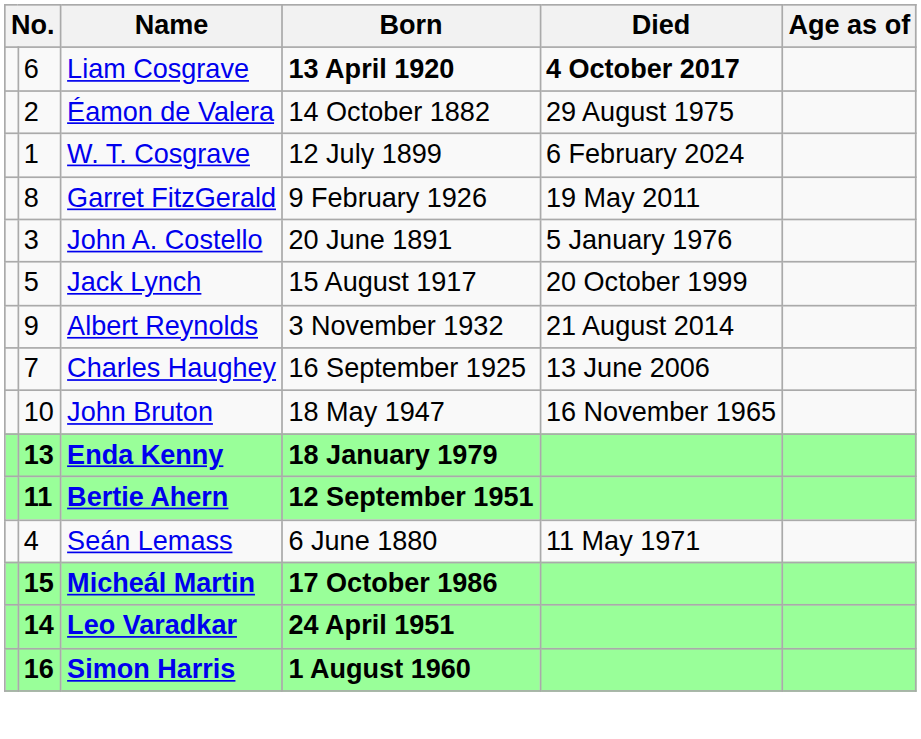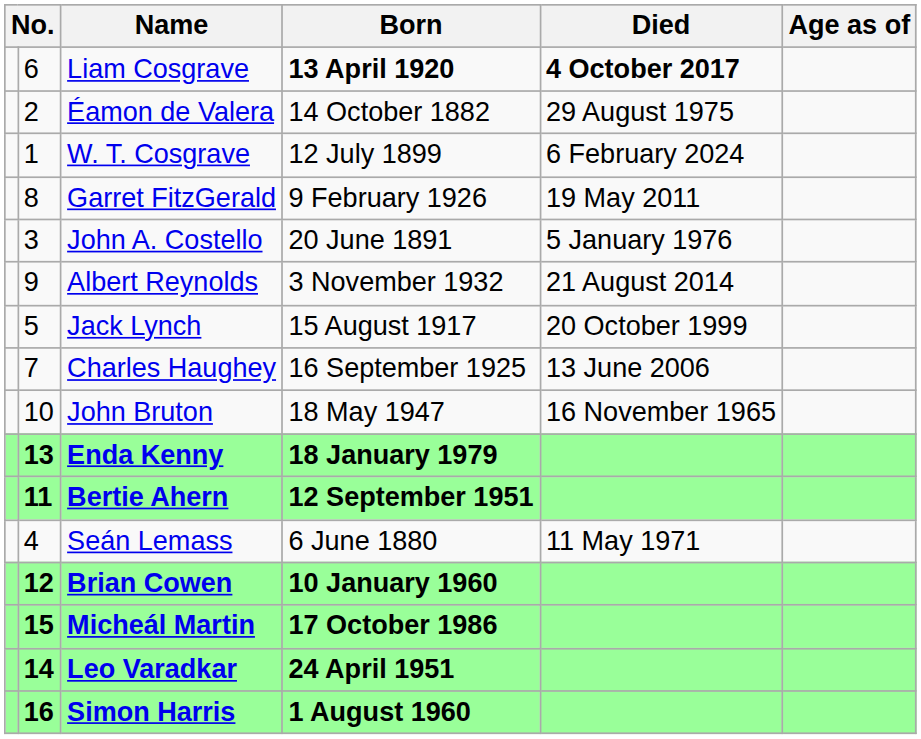rows swapped: (134, 283) <-> (163, 326)
+ row: (150, 583)
